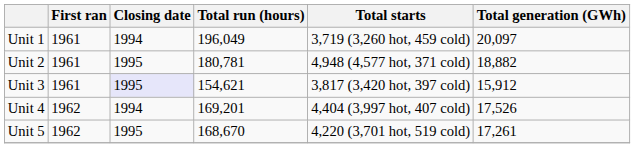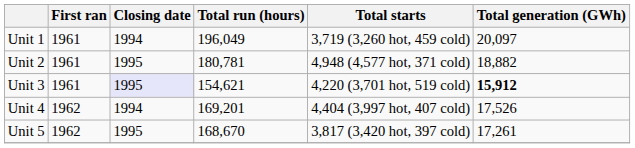(391, 85) 3,817 (3,420 hot, 397 cold) -> (391, 85) 4,220 (3,701 hot, 519 cold)
(497, 85) normal -> (497, 85) bold
(391, 131) 4,220 (3,701 hot, 519 cold) -> (391, 131) 3,817 (3,420 hot, 397 cold)
